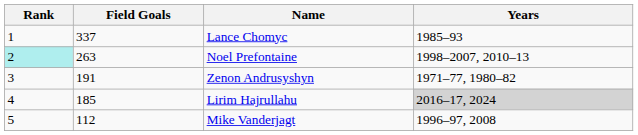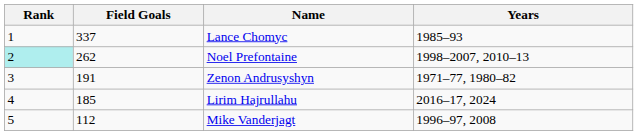(86, 57) 263 -> (86, 57) 262
(456, 99) lightgrey background -> (456, 99) no background
